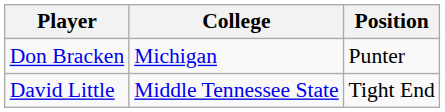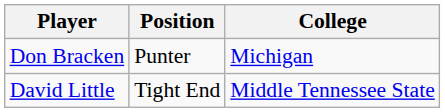columns swapped: (392, 21) <-> (236, 21)
